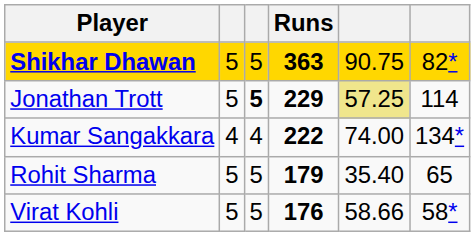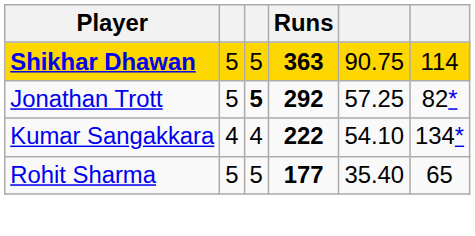(440, 61) 82* -> (440, 61) 114
(304, 99) 229 -> (304, 99) 292
(374, 99) khaki background -> (374, 99) no background
(440, 99) 114 -> (440, 99) 82*
(374, 136) 74.00 -> (374, 136) 54.10
(304, 174) 179 -> (304, 174) 177
- row: (64, 212)
